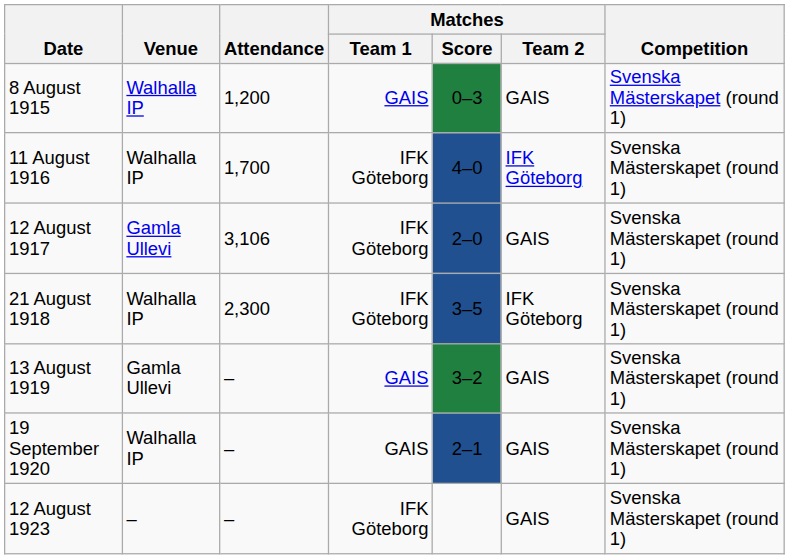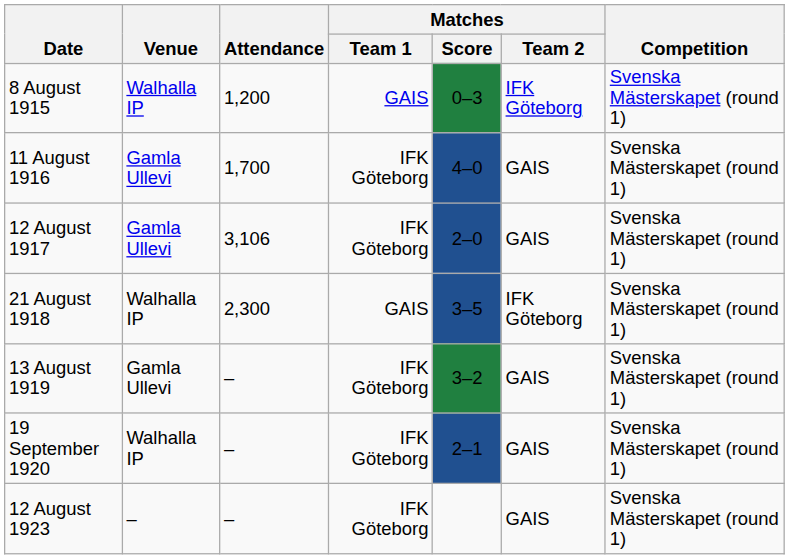(528, 98) GAIS -> (544, 98) IFK Göteborg
(161, 168) Walhalla IP -> (154, 168) Gamla Ullevi
(544, 168) IFK Göteborg -> (528, 168) GAIS
(390, 309) IFK Göteborg -> (406, 309) GAIS
(406, 379) GAIS -> (390, 379) IFK Göteborg
(406, 449) GAIS -> (390, 449) IFK Göteborg
